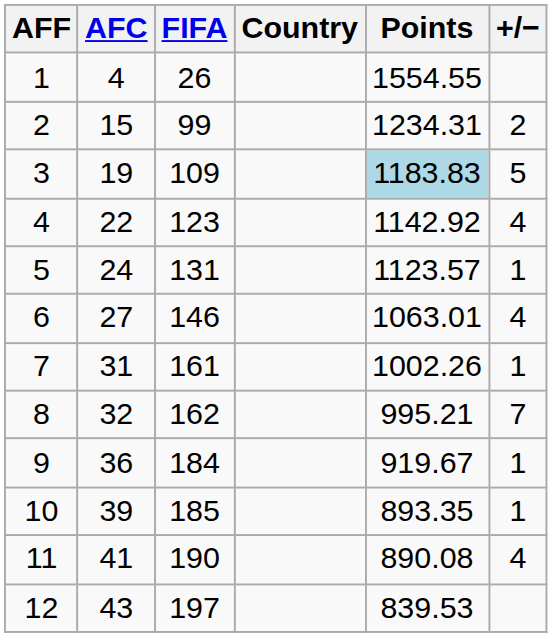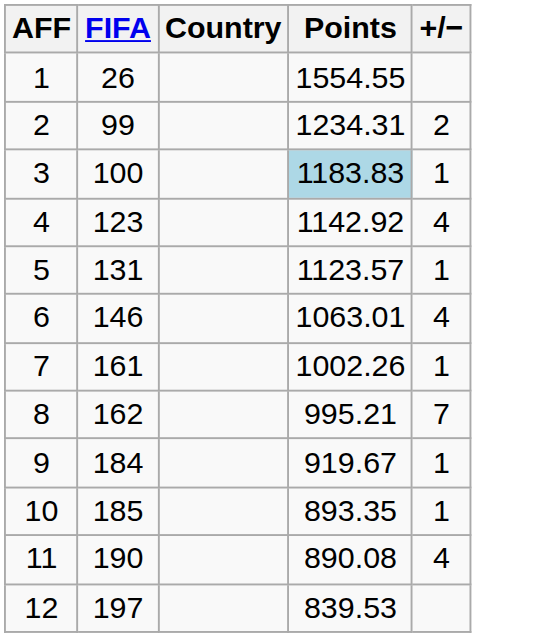- column: (116, 28)
(195, 173) 109 -> (118, 173) 100
(518, 173) 5 -> (441, 173) 1
